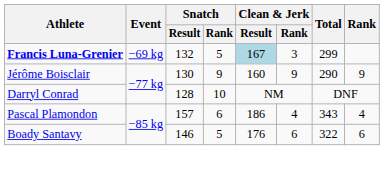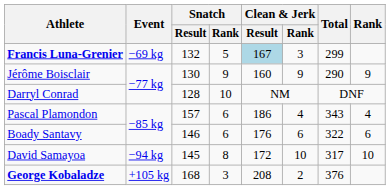(219, 135) 5 -> (225, 135) 6
+ row: (46, 155)
+ row: (56, 175)
